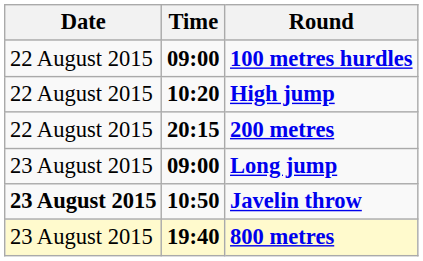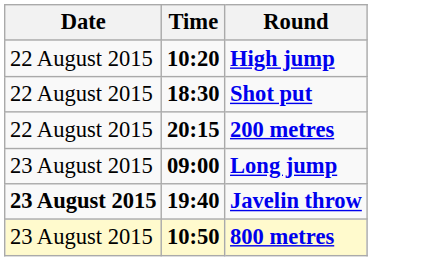- row: (321, 58)
+ row: (271, 93)
(193, 201) 10:50 -> (193, 201) 19:40
(193, 237) 19:40 -> (193, 237) 10:50
